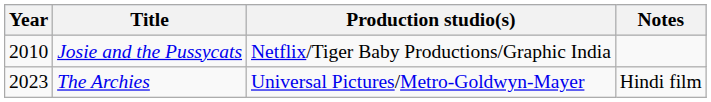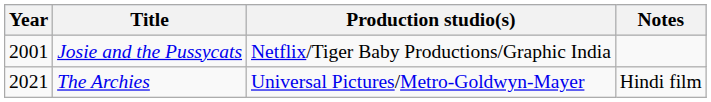(29, 50) 2010 -> (29, 50) 2001
(29, 81) 2023 -> (29, 81) 2021
